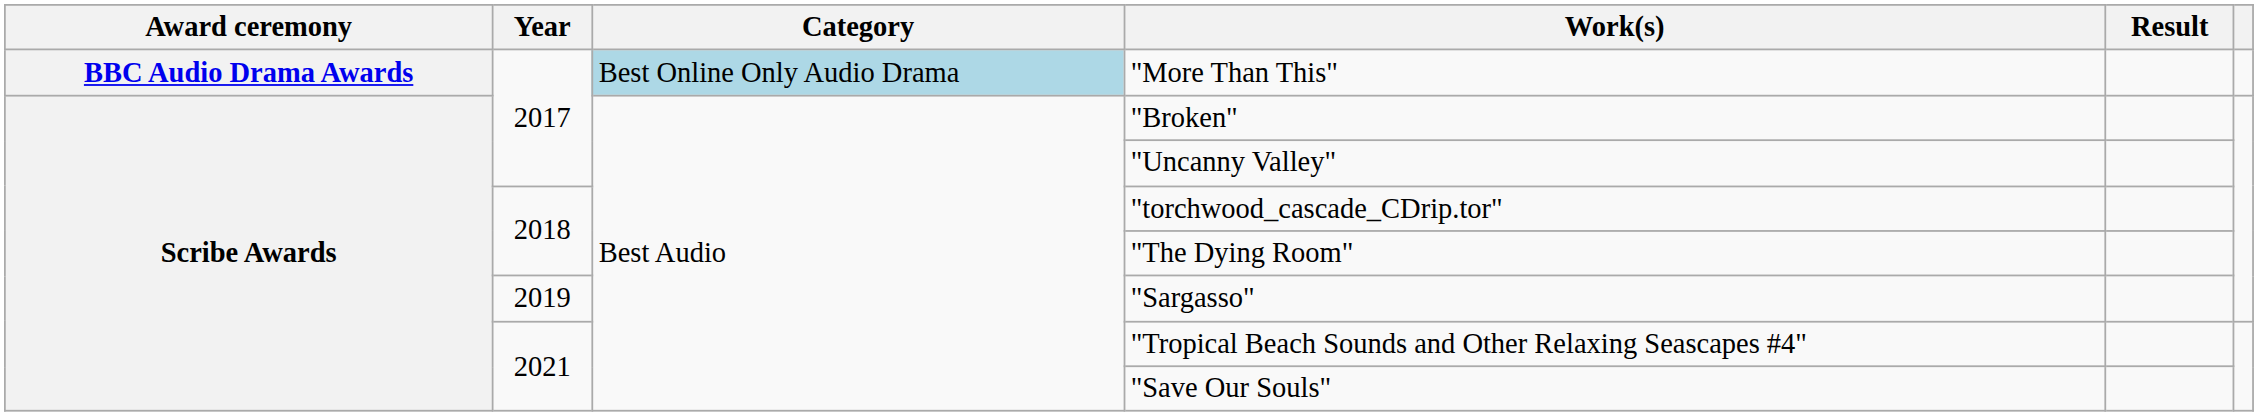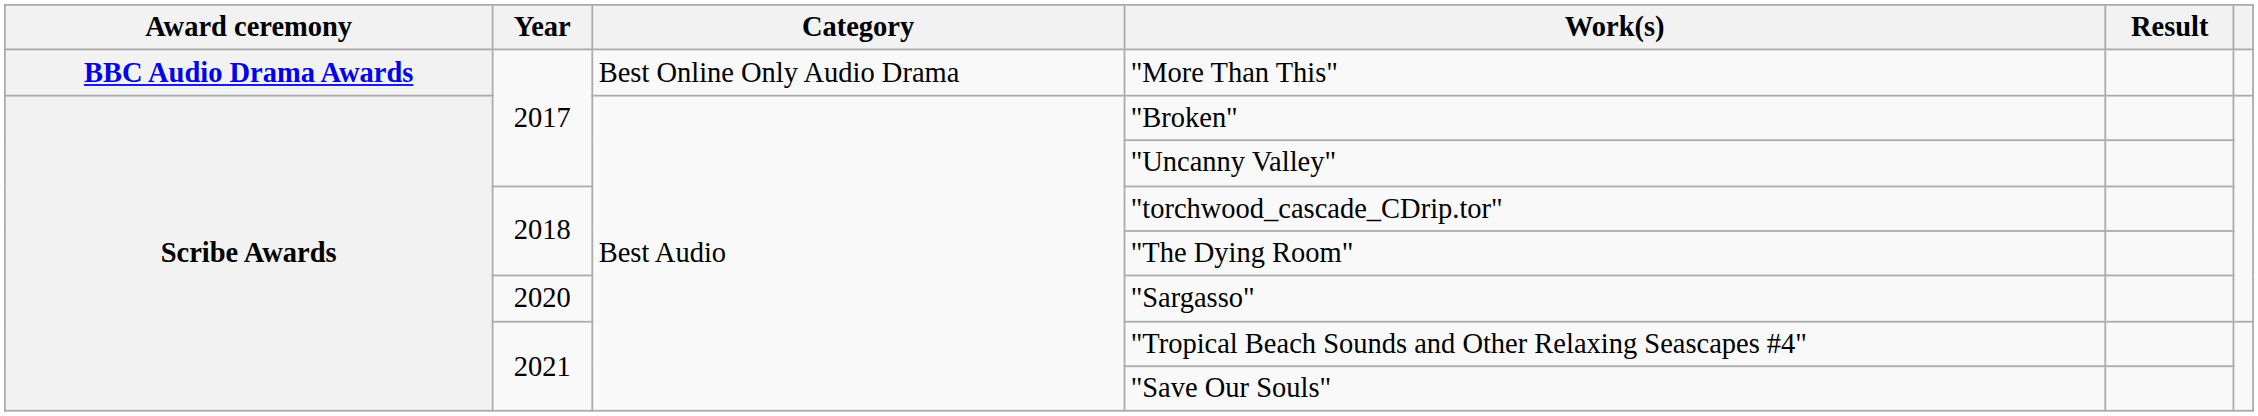(779, 72) lightblue background -> (779, 72) no background
(542, 298) 2019 -> (542, 298) 2020
